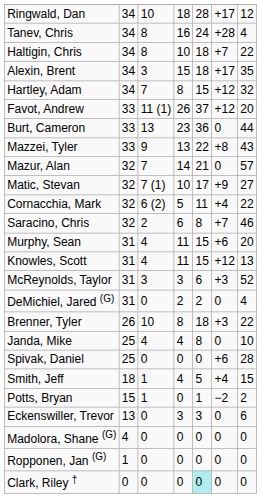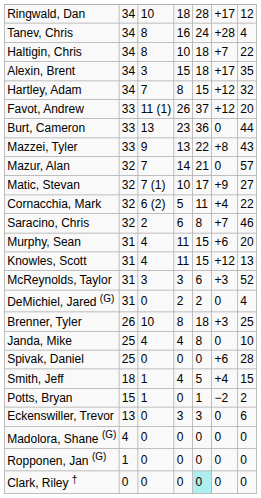(247, 321) 22 -> (247, 321) 25
